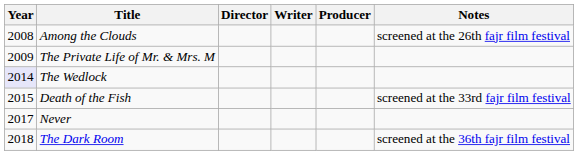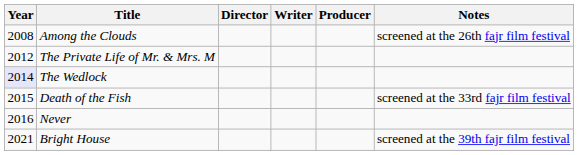(21, 56) 2009 -> (21, 56) 2012
(21, 118) 2017 -> (21, 118) 2016
- row: (82, 139)
+ row: (75, 139)
